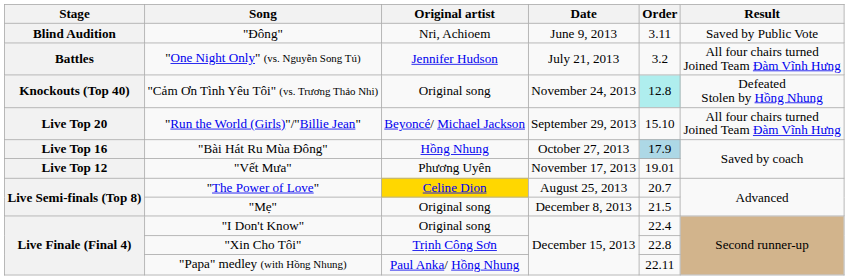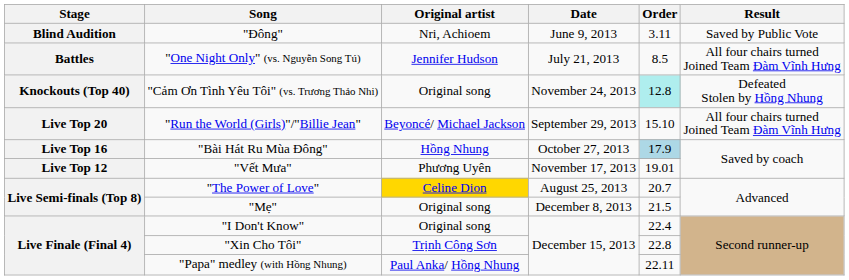(660, 58) 3.2 -> (660, 58) 8.5
